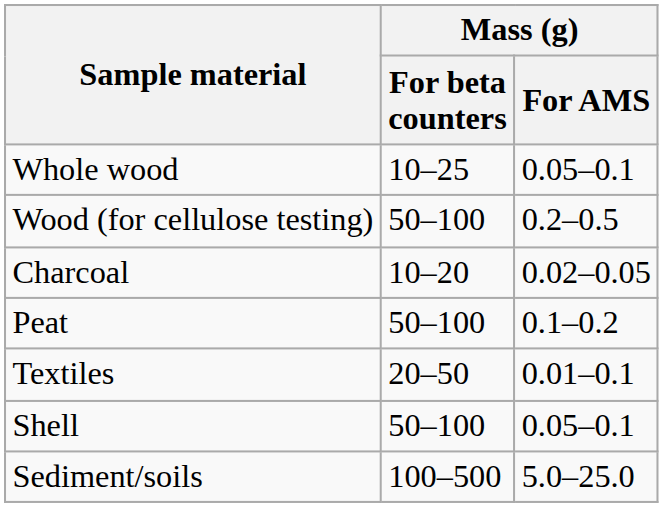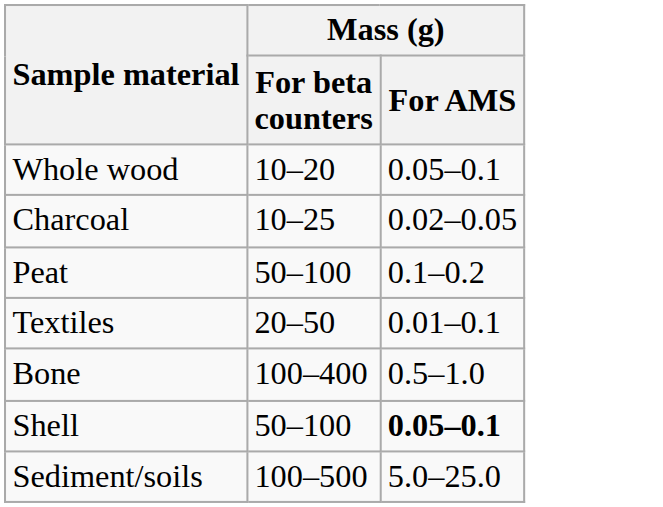(429, 169) 10–25 -> (295, 169) 10–20
- row: (193, 220)
(429, 271) 10–20 -> (295, 220) 10–25
+ row: (47, 374)
(578, 425) normal -> (444, 425) bold
